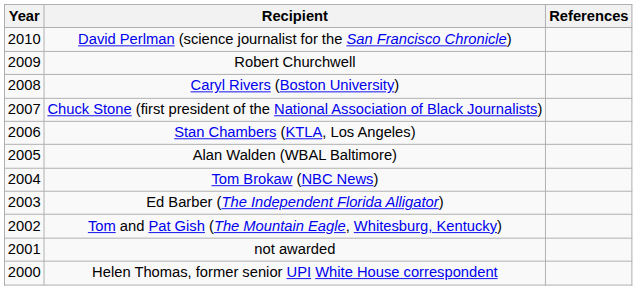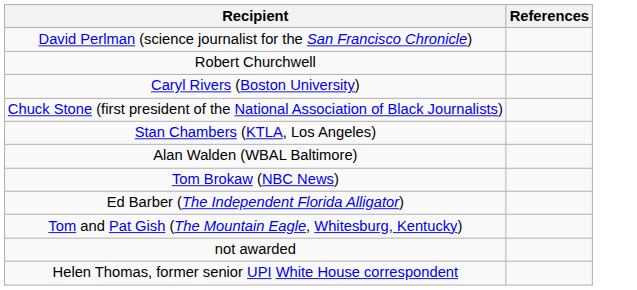- column: (24, 16)
